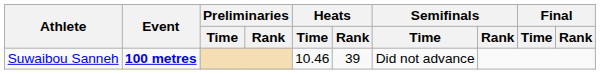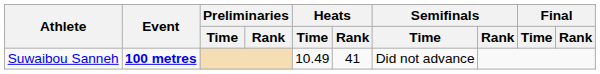(312, 59) 10.46 -> (312, 59) 10.49
(353, 59) 39 -> (353, 59) 41
